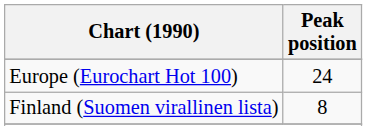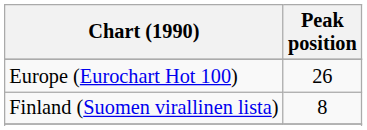(322, 75) 24 -> (322, 75) 26
